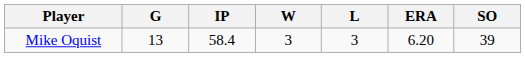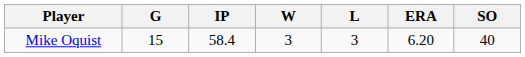(156, 40) 13 -> (156, 40) 15
(487, 40) 39 -> (487, 40) 40
